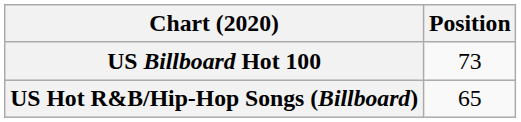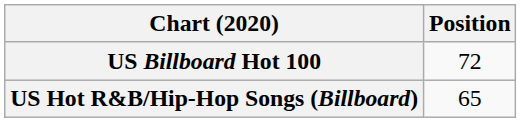(470, 60) 73 -> (470, 60) 72
